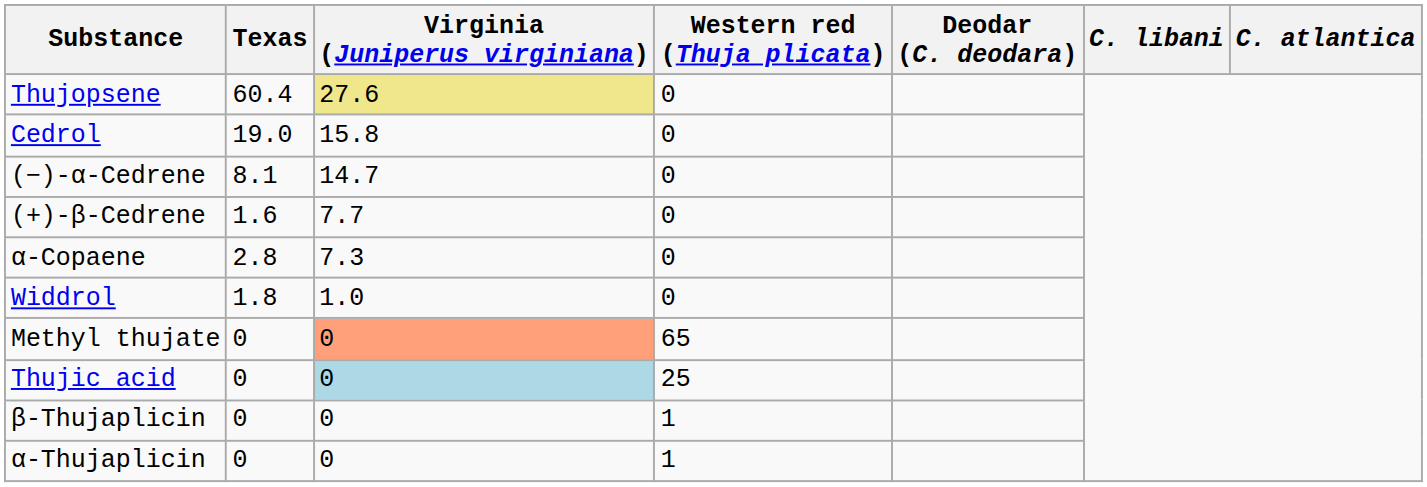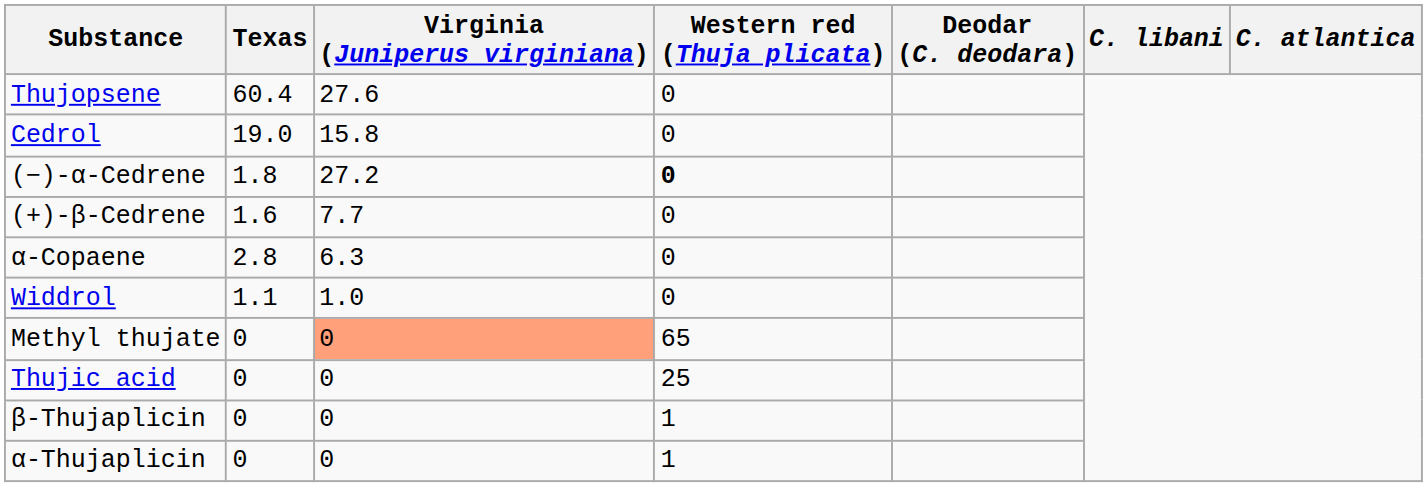(349, 95) khaki background -> (349, 95) no background
(255, 176) 8.1 -> (255, 176) 1.8
(349, 176) 14.7 -> (349, 176) 27.2
(668, 176) normal -> (668, 176) bold
(342, 257) 7.3 -> (342, 257) 6.3
(255, 298) 1.8 -> (255, 298) 1.1
(327, 380) lightblue background -> (327, 380) no background
